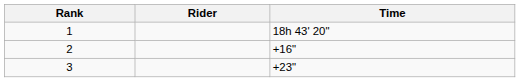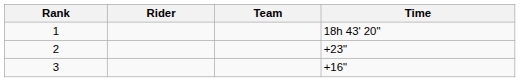+ column: (268, 13)
(284, 49) +16" -> (335, 49) +23"
(284, 67) +23" -> (335, 67) +16"
